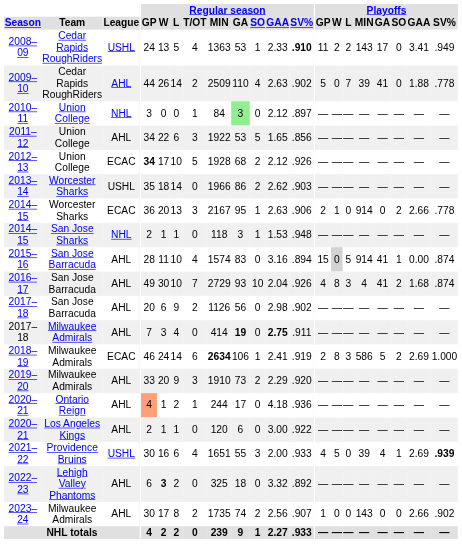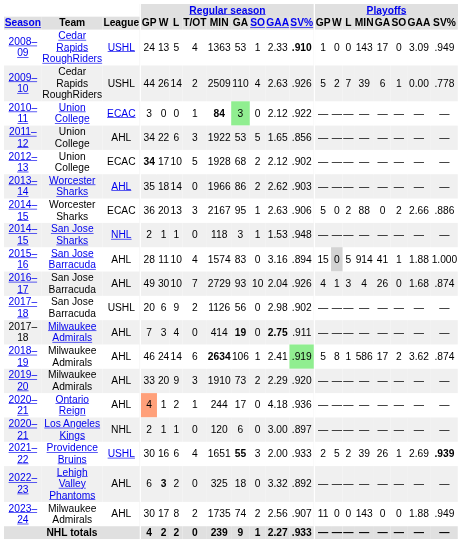(323, 47) 11 -> (323, 47) 1
(337, 47) 2 -> (337, 47) 0
(348, 47) 2 -> (348, 47) 0
(419, 47) 3.41 -> (419, 47) 3.09
(121, 83) AHL -> (121, 83) USHL
(302, 83) .902 -> (302, 83) .926
(337, 83) 0 -> (337, 83) 2
(383, 83) 41 -> (383, 83) 6
(399, 83) 0 -> (399, 83) 1
(419, 83) 1.88 -> (419, 83) 0.00
(121, 113) NHL -> (121, 113) ECAC
(219, 113) normal -> (219, 113) bold
(302, 113) .897 -> (302, 113) .922
(302, 162) .926 -> (302, 162) .902
(121, 186) USHL -> (121, 186) AHL
(323, 210) 2 -> (323, 210) 5
(337, 210) 1 -> (337, 210) 0
(348, 210) 0 -> (348, 210) 2
(364, 210) 914 -> (364, 210) 88
(444, 210) .778 -> (444, 210) .886
(419, 259) 0.00 -> (419, 259) 1.88
(444, 259) .874 -> (444, 259) 1.000
(337, 283) 8 -> (337, 283) 1
(383, 283) 41 -> (383, 283) 26
(399, 283) 2 -> (399, 283) 0
(121, 308) AHL -> (121, 308) USHL
(121, 356) ECAC -> (121, 356) AHL
(302, 356) no background -> (302, 356) lightgreen background
(323, 356) 2 -> (323, 356) 5
(348, 356) 3 -> (348, 356) 1
(383, 356) 5 -> (383, 356) 17
(419, 356) 2.69 -> (419, 356) 3.62
(444, 356) 1.000 -> (444, 356) .874
(121, 429) AHL -> (121, 429) NHL
(302, 429) .922 -> (302, 429) .897
(240, 454) normal -> (240, 454) bold
(323, 454) 4 -> (323, 454) 2
(348, 454) 0 -> (348, 454) 2
(383, 454) 4 -> (383, 454) 26
(323, 514) 1 -> (323, 514) 11
(419, 514) 2.66 -> (419, 514) 1.88
(444, 514) .902 -> (444, 514) .949
